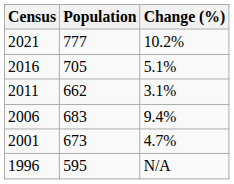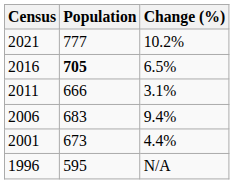(75, 66) normal -> (75, 66) bold
(160, 66) 5.1% -> (160, 66) 6.5%
(75, 91) 662 -> (75, 91) 666
(160, 141) 4.7% -> (160, 141) 4.4%
